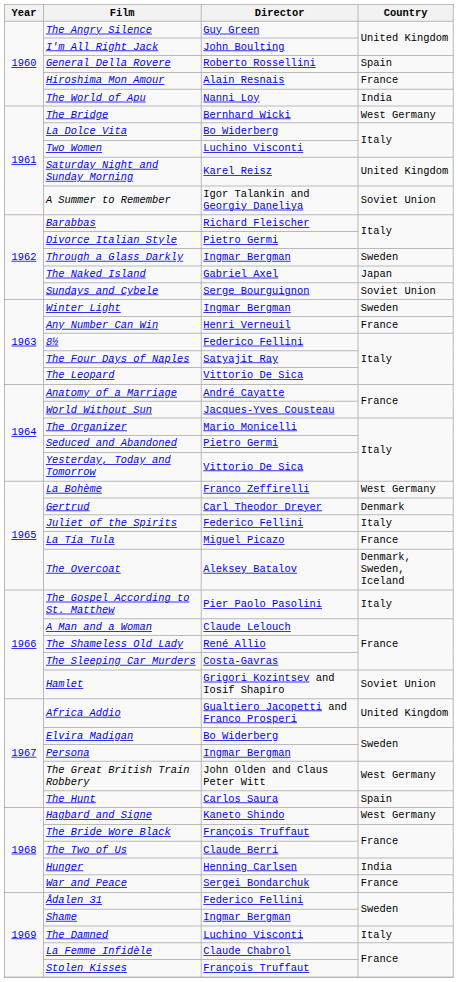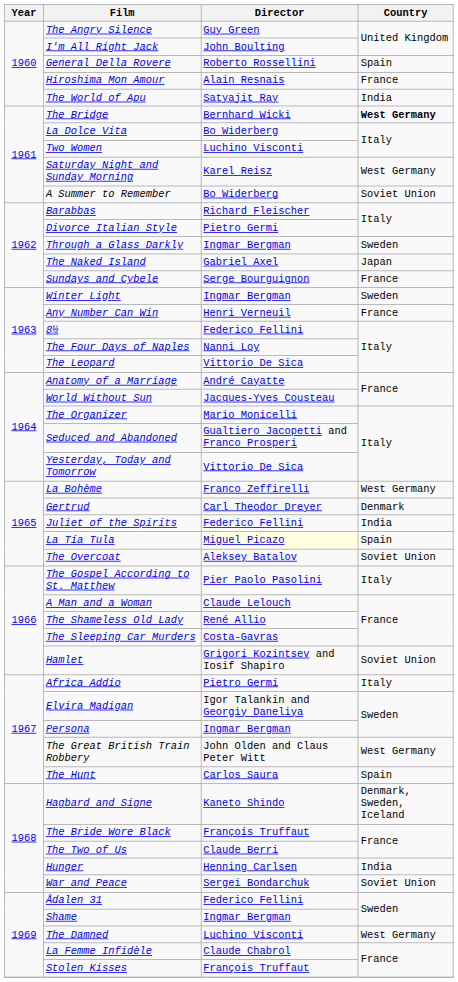(231, 98) Nanni Loy -> (241, 98) Satyajit Ray
(398, 115) normal -> (398, 115) bold
(405, 171) United Kingdom -> (398, 171) West Germany
(256, 200) Igor Talankin and Georgiy Daneliya -> (241, 194) Bo Widerberg
(398, 291) Soviet Union -> (380, 279) France
(241, 359) Satyajit Ray -> (231, 347) Nanni Loy
(241, 444) Pietro Germi -> (275, 438) Gualtiero Jacopetti and Franco Prosperi
(376, 523) Italy -> (376, 523) India
(244, 540) no background -> (244, 540) lightyellow background
(380, 540) France -> (376, 540) Spain
(386, 569) Denmark, Sweden, Iceland -> (398, 557) Soviet Union
(275, 713) Gualtiero Jacopetti and Franco Prosperi -> (241, 683) Pietro Germi
(405, 713) United Kingdom -> (376, 683) Italy
(241, 736) Bo Widerberg -> (256, 706) Igor Talankin and Georgiy Daneliya
(398, 816) West Germany -> (386, 804) Denmark, Sweden, Iceland
(380, 884) France -> (398, 884) Soviet Union
(376, 934) Italy -> (398, 934) West Germany
